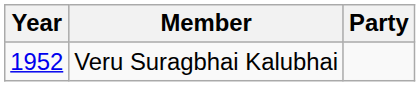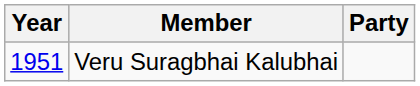(37, 61) 1952 -> (37, 61) 1951
